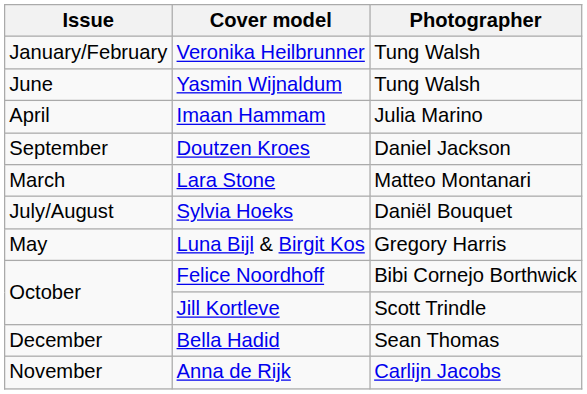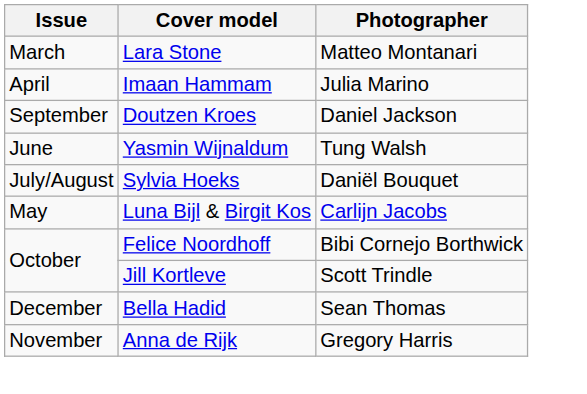- row: (271, 52)
rows swapped: (226, 180) <-> (259, 84)
(440, 244) Gregory Harris -> (384, 212) Carlijn Jacobs
(437, 372) Carlijn Jacobs -> (386, 340) Gregory Harris
